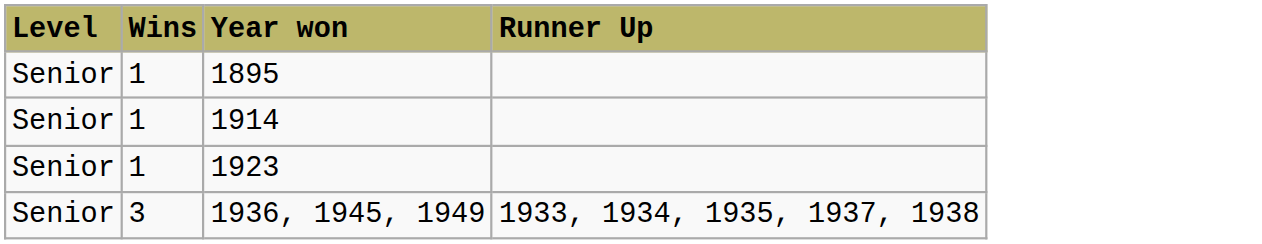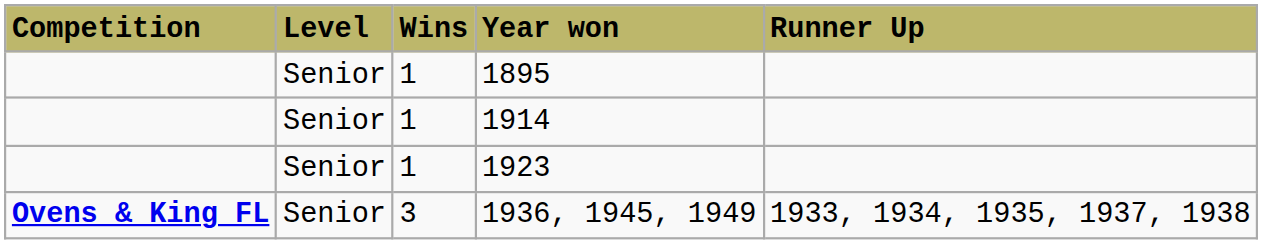+ column: (106, 28)
